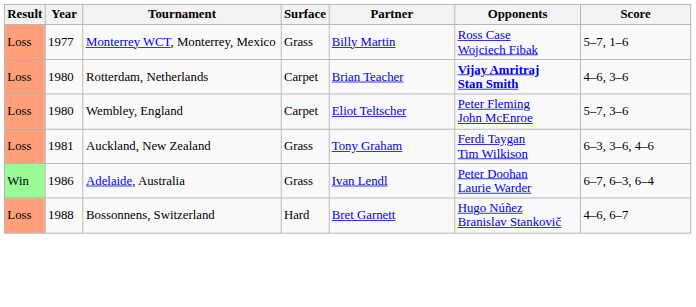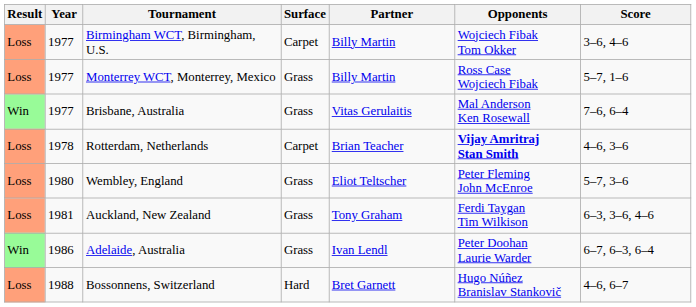+ row: (171, 42)
+ row: (135, 111)
(61, 76) 1980 -> (61, 146) 1978
(301, 111) Carpet -> (298, 180) Grass
